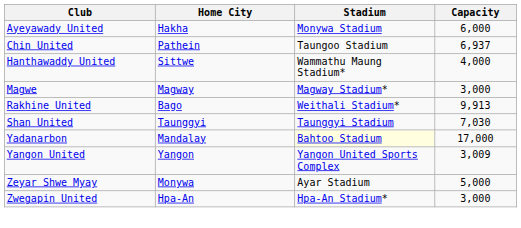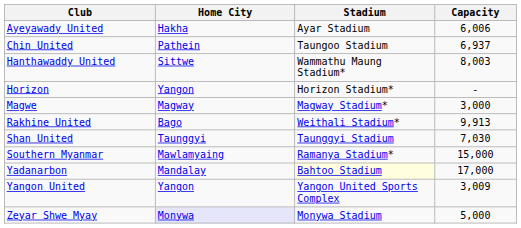(340, 29) Monywa Stadium -> (334, 29) Ayar Stadium
(475, 29) 6,000 -> (475, 29) 6,006
(475, 61) 4,000 -> (475, 61) 8,003
+ row: (28, 89)
+ row: (55, 155)
(176, 182) no background -> (176, 215) lavender background
(334, 182) Ayar Stadium -> (340, 215) Monywa Stadium
- row: (52, 199)
